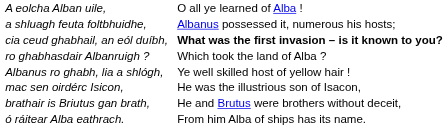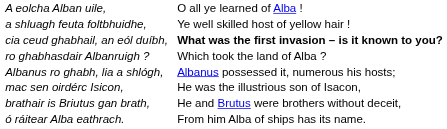(290, 24) Albanus possessed it, numerous his hosts; -> (267, 24) Ye well skilled host of yellow hair !
(267, 72) Ye well skilled host of yellow hair ! -> (290, 72) Albanus possessed it, numerous his hosts;
